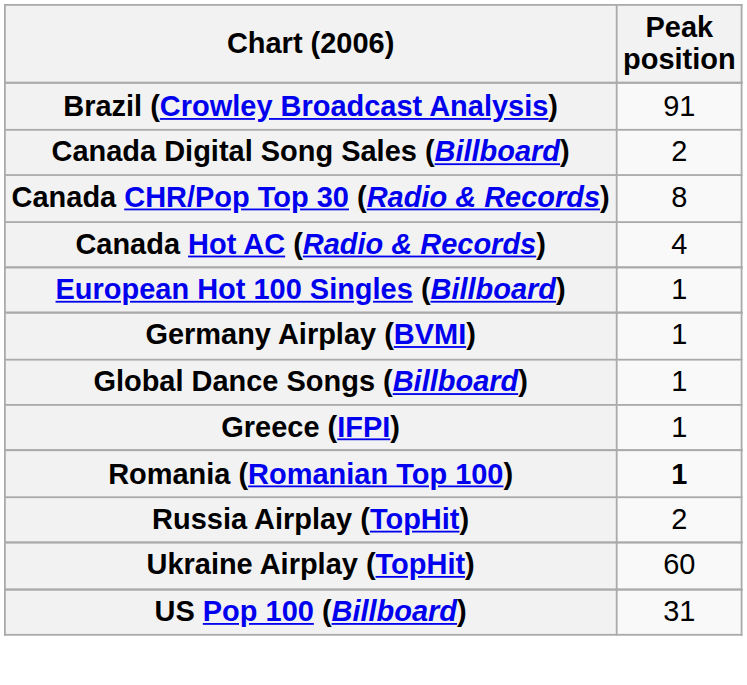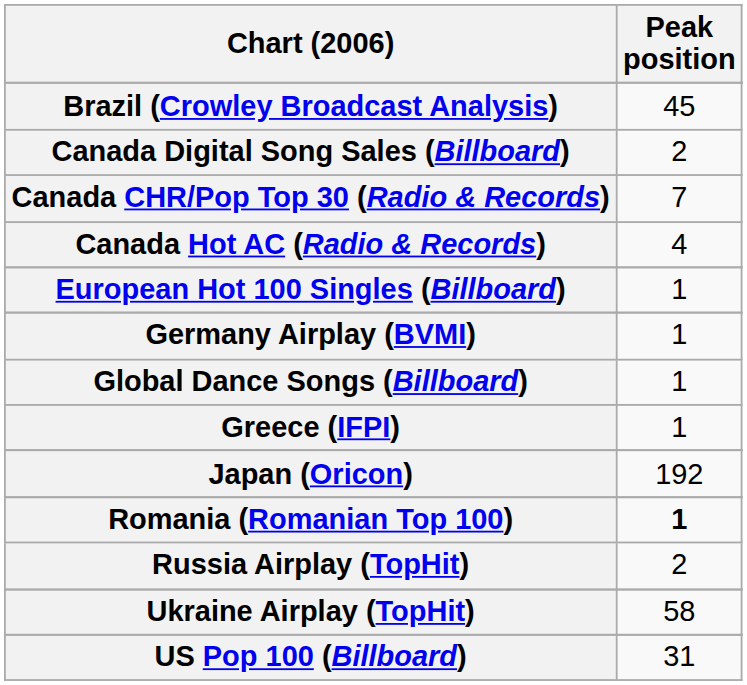(679, 105) 91 -> (679, 105) 45
(679, 197) 8 -> (679, 197) 7
+ row: (311, 473)
(679, 565) 60 -> (679, 611) 58
